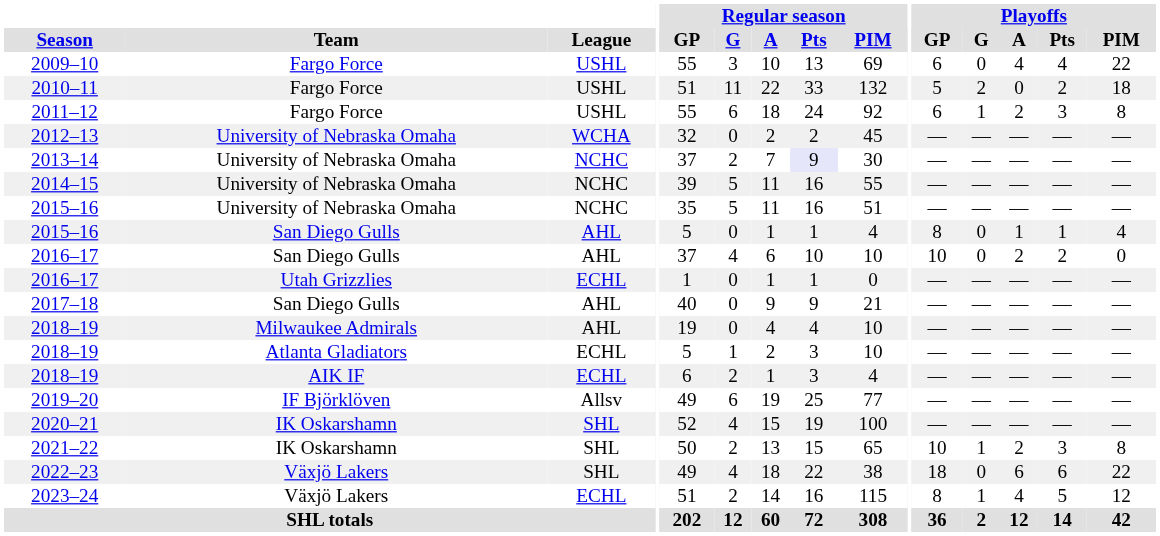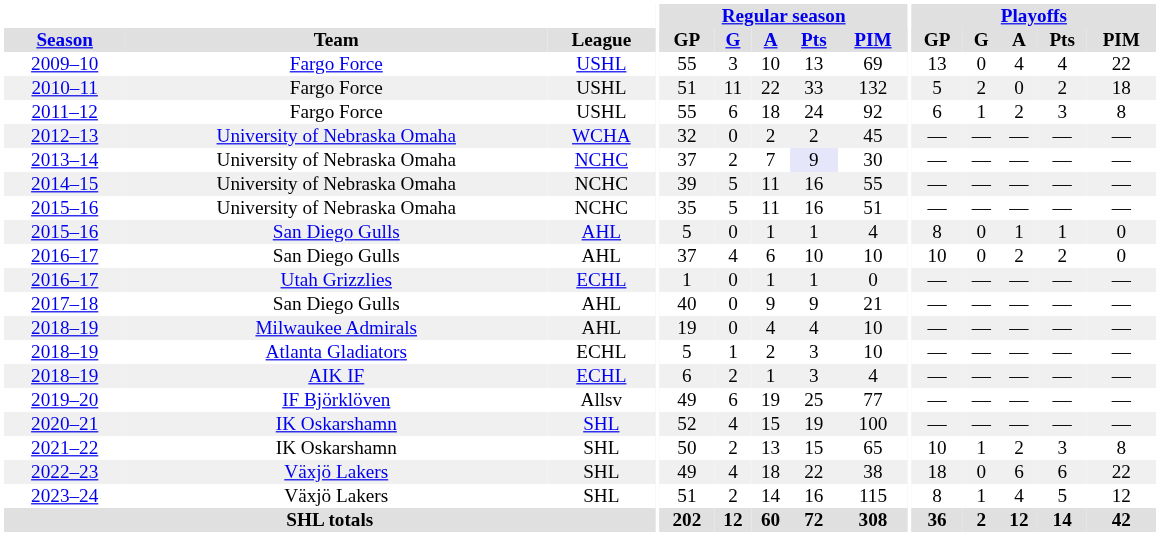(937, 63) 6 -> (937, 63) 13
(1121, 231) 4 -> (1121, 231) 0
(601, 495) ECHL -> (601, 495) SHL
